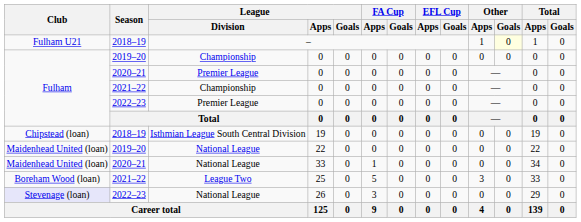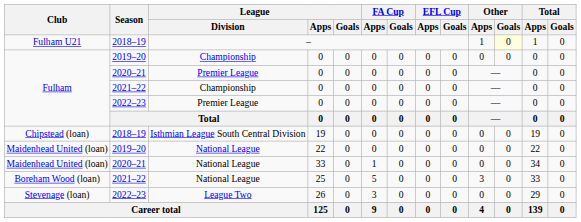(228, 179) League Two -> (228, 179) National League
(57, 194) lavender background -> (57, 194) no background
(228, 194) National League -> (228, 194) League Two
